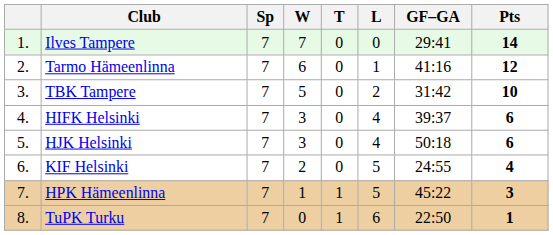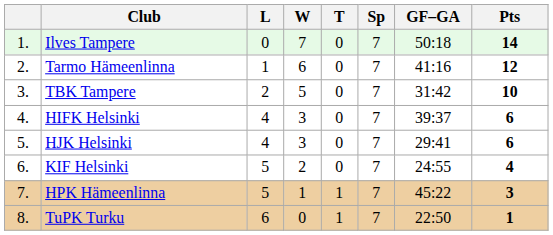columns swapped: (265, 17) <-> (376, 17)
(433, 42) 29:41 -> (433, 42) 50:18
(433, 142) 50:18 -> (433, 142) 29:41
